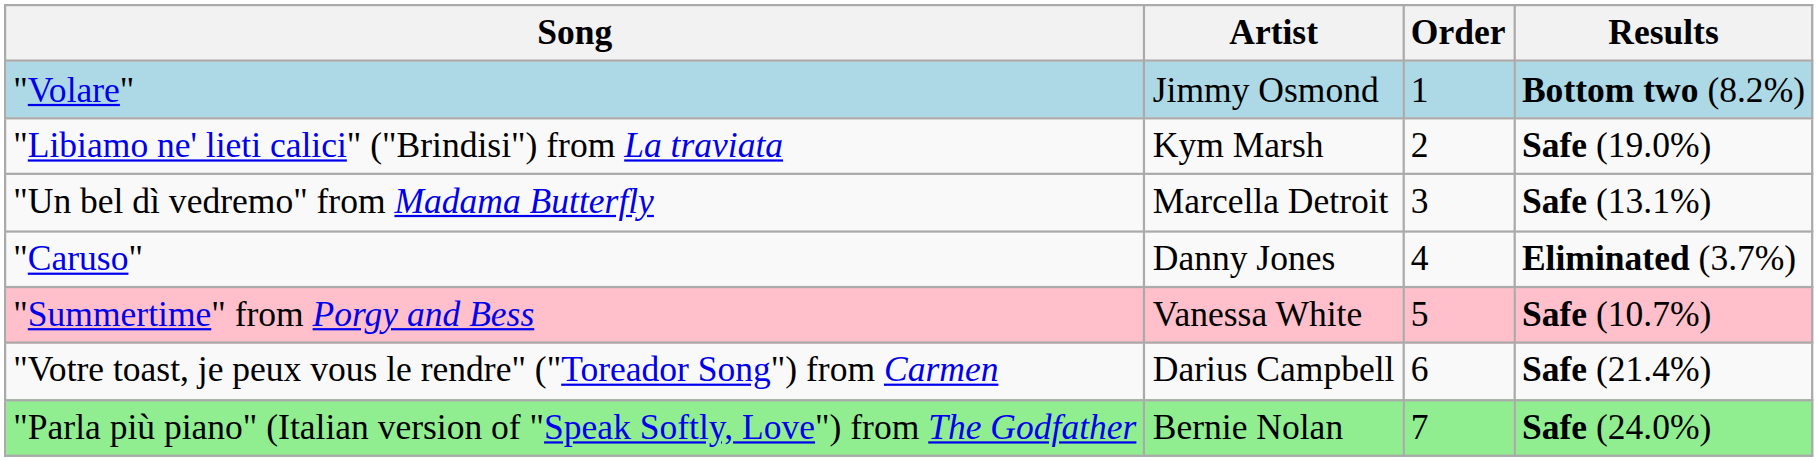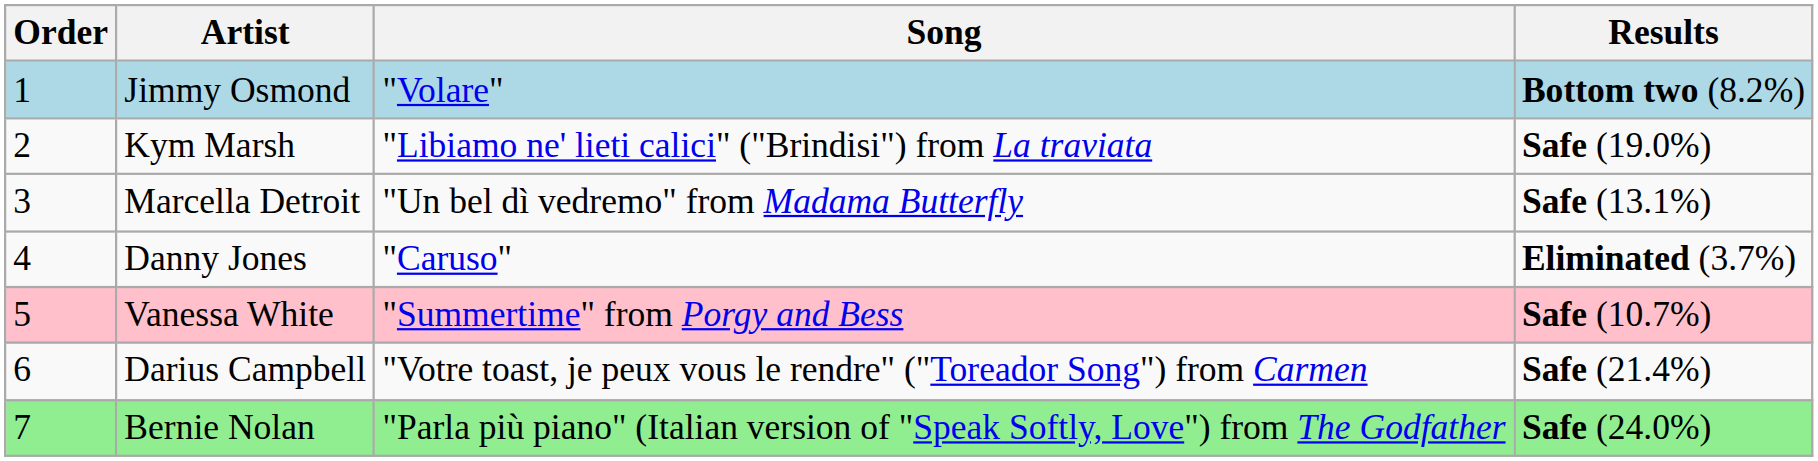columns swapped: (1458, 32) <-> (575, 32)
